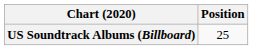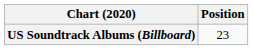(223, 34) 25 -> (223, 34) 23
